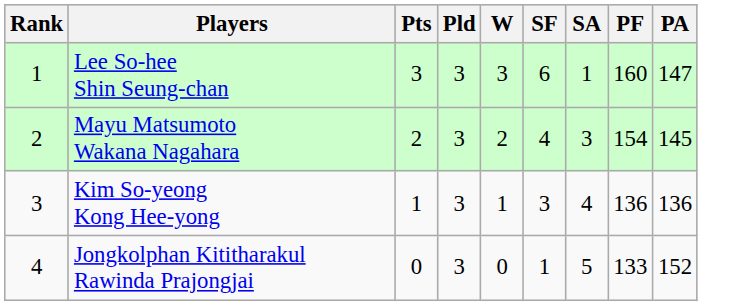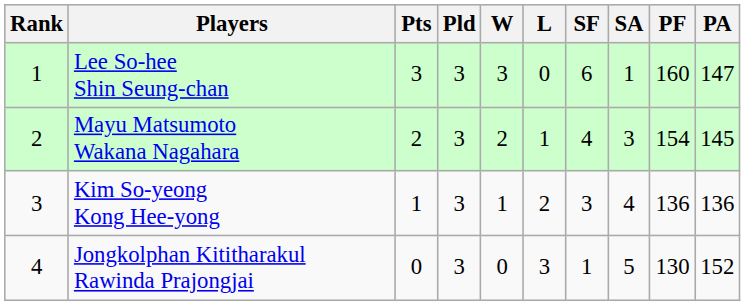+ column: (544, 23)
(630, 267) 133 -> (672, 267) 130
